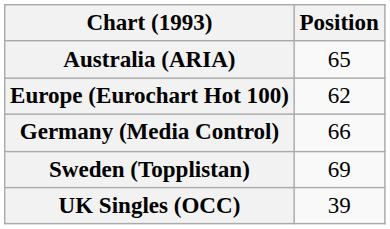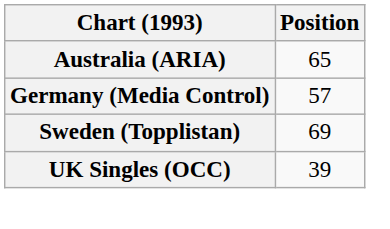- row: (149, 95)
(339, 132) 66 -> (320, 95) 57
